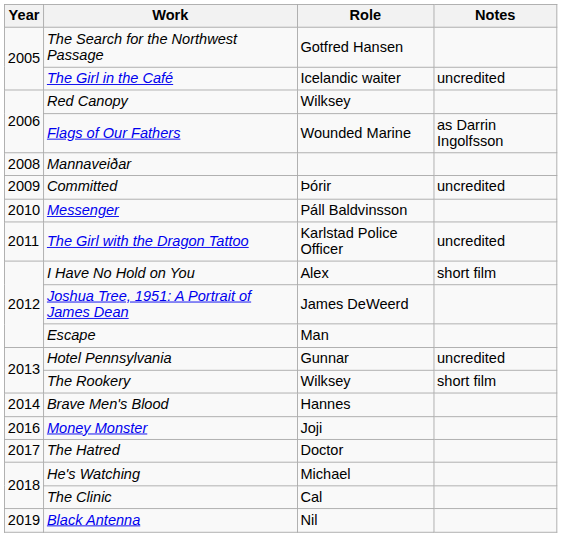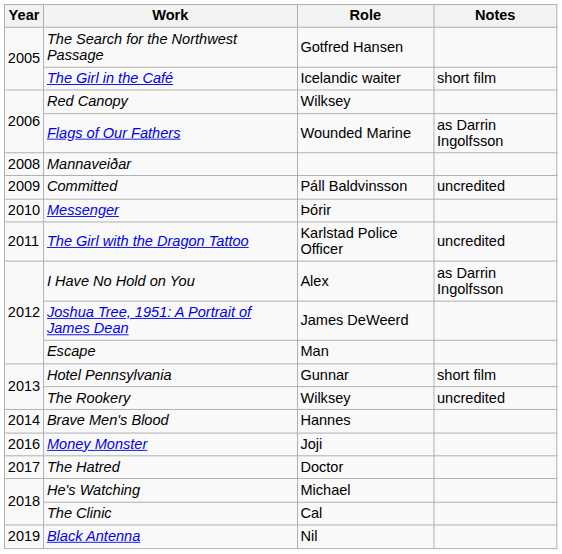(471, 78) uncredited -> (467, 78) short film
(316, 187) Þórir -> (354, 187) Páll Baldvinsson
(354, 210) Páll Baldvinsson -> (316, 210) Þórir
(467, 273) short film -> (470, 281) as Darrin Ingolfsson
(471, 358) uncredited -> (467, 375) short film
(467, 381) short film -> (471, 398) uncredited
